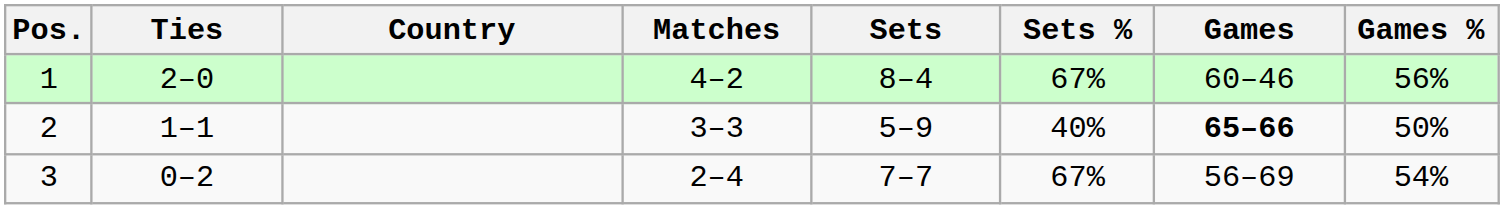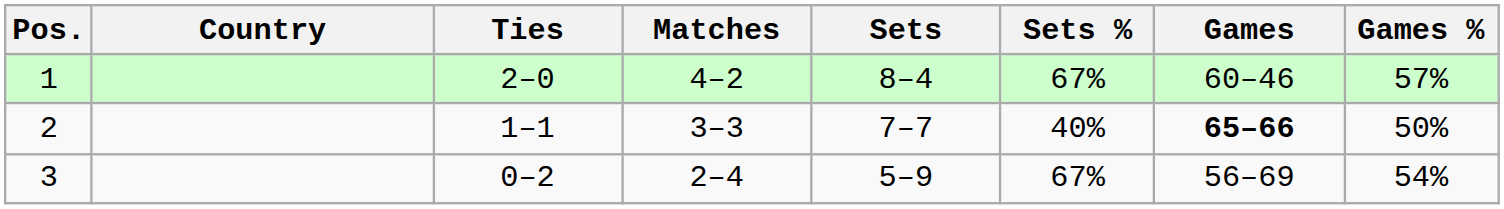columns swapped: (452, 30) <-> (187, 30)
(1421, 79) 56% -> (1421, 79) 57%
(906, 129) 5–9 -> (906, 129) 7–7
(906, 178) 7–7 -> (906, 178) 5–9
